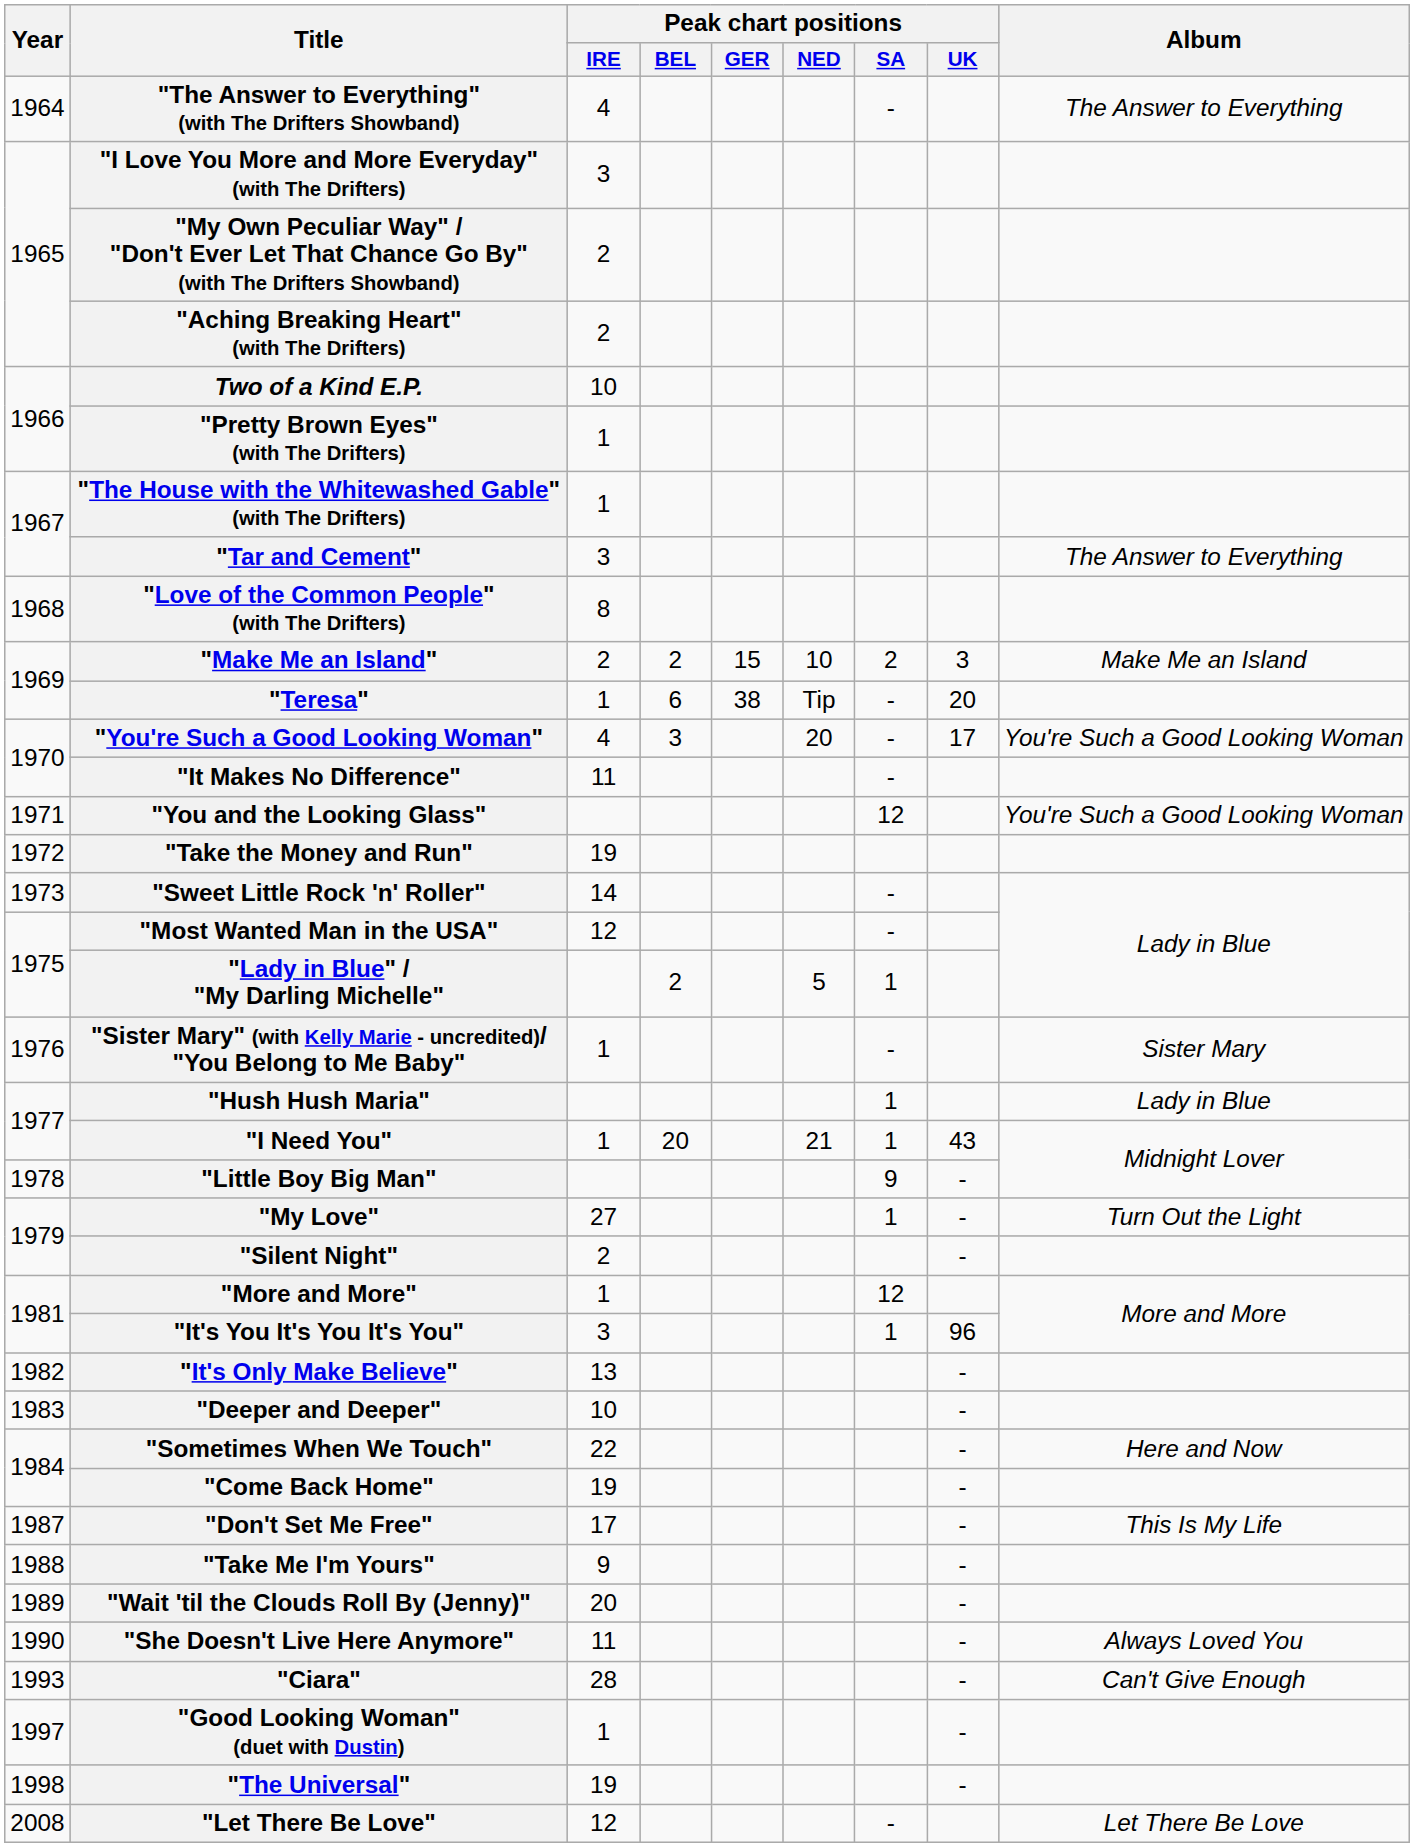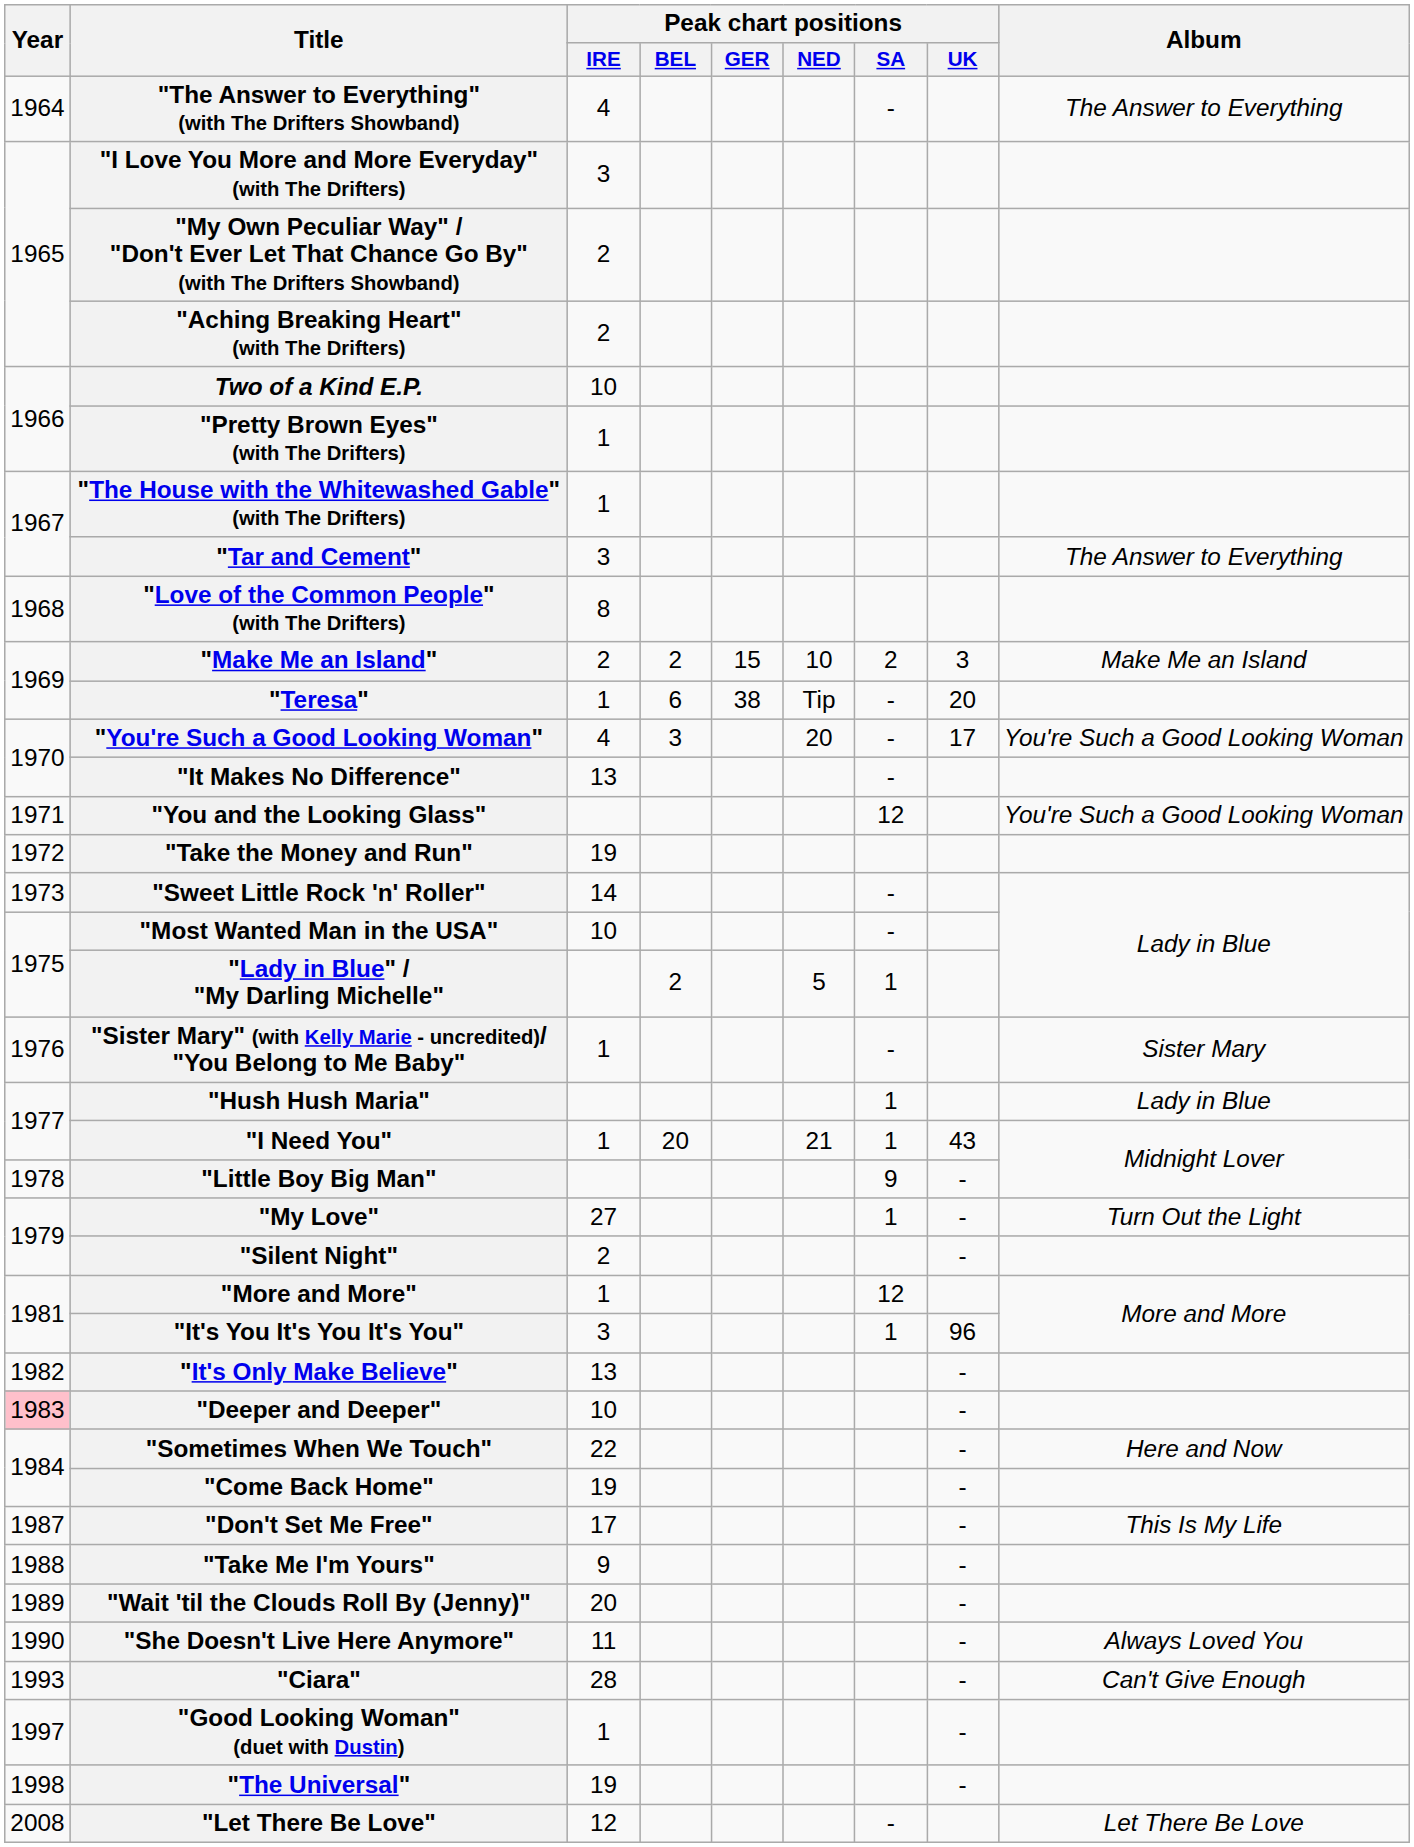(604, 776) 11 -> (604, 776) 13
(604, 930) 12 -> (604, 930) 10
(37, 1409) no background -> (37, 1409) pink background
